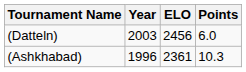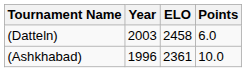(178, 35) 2456 -> (178, 35) 2458
(211, 56) 10.3 -> (211, 56) 10.0
